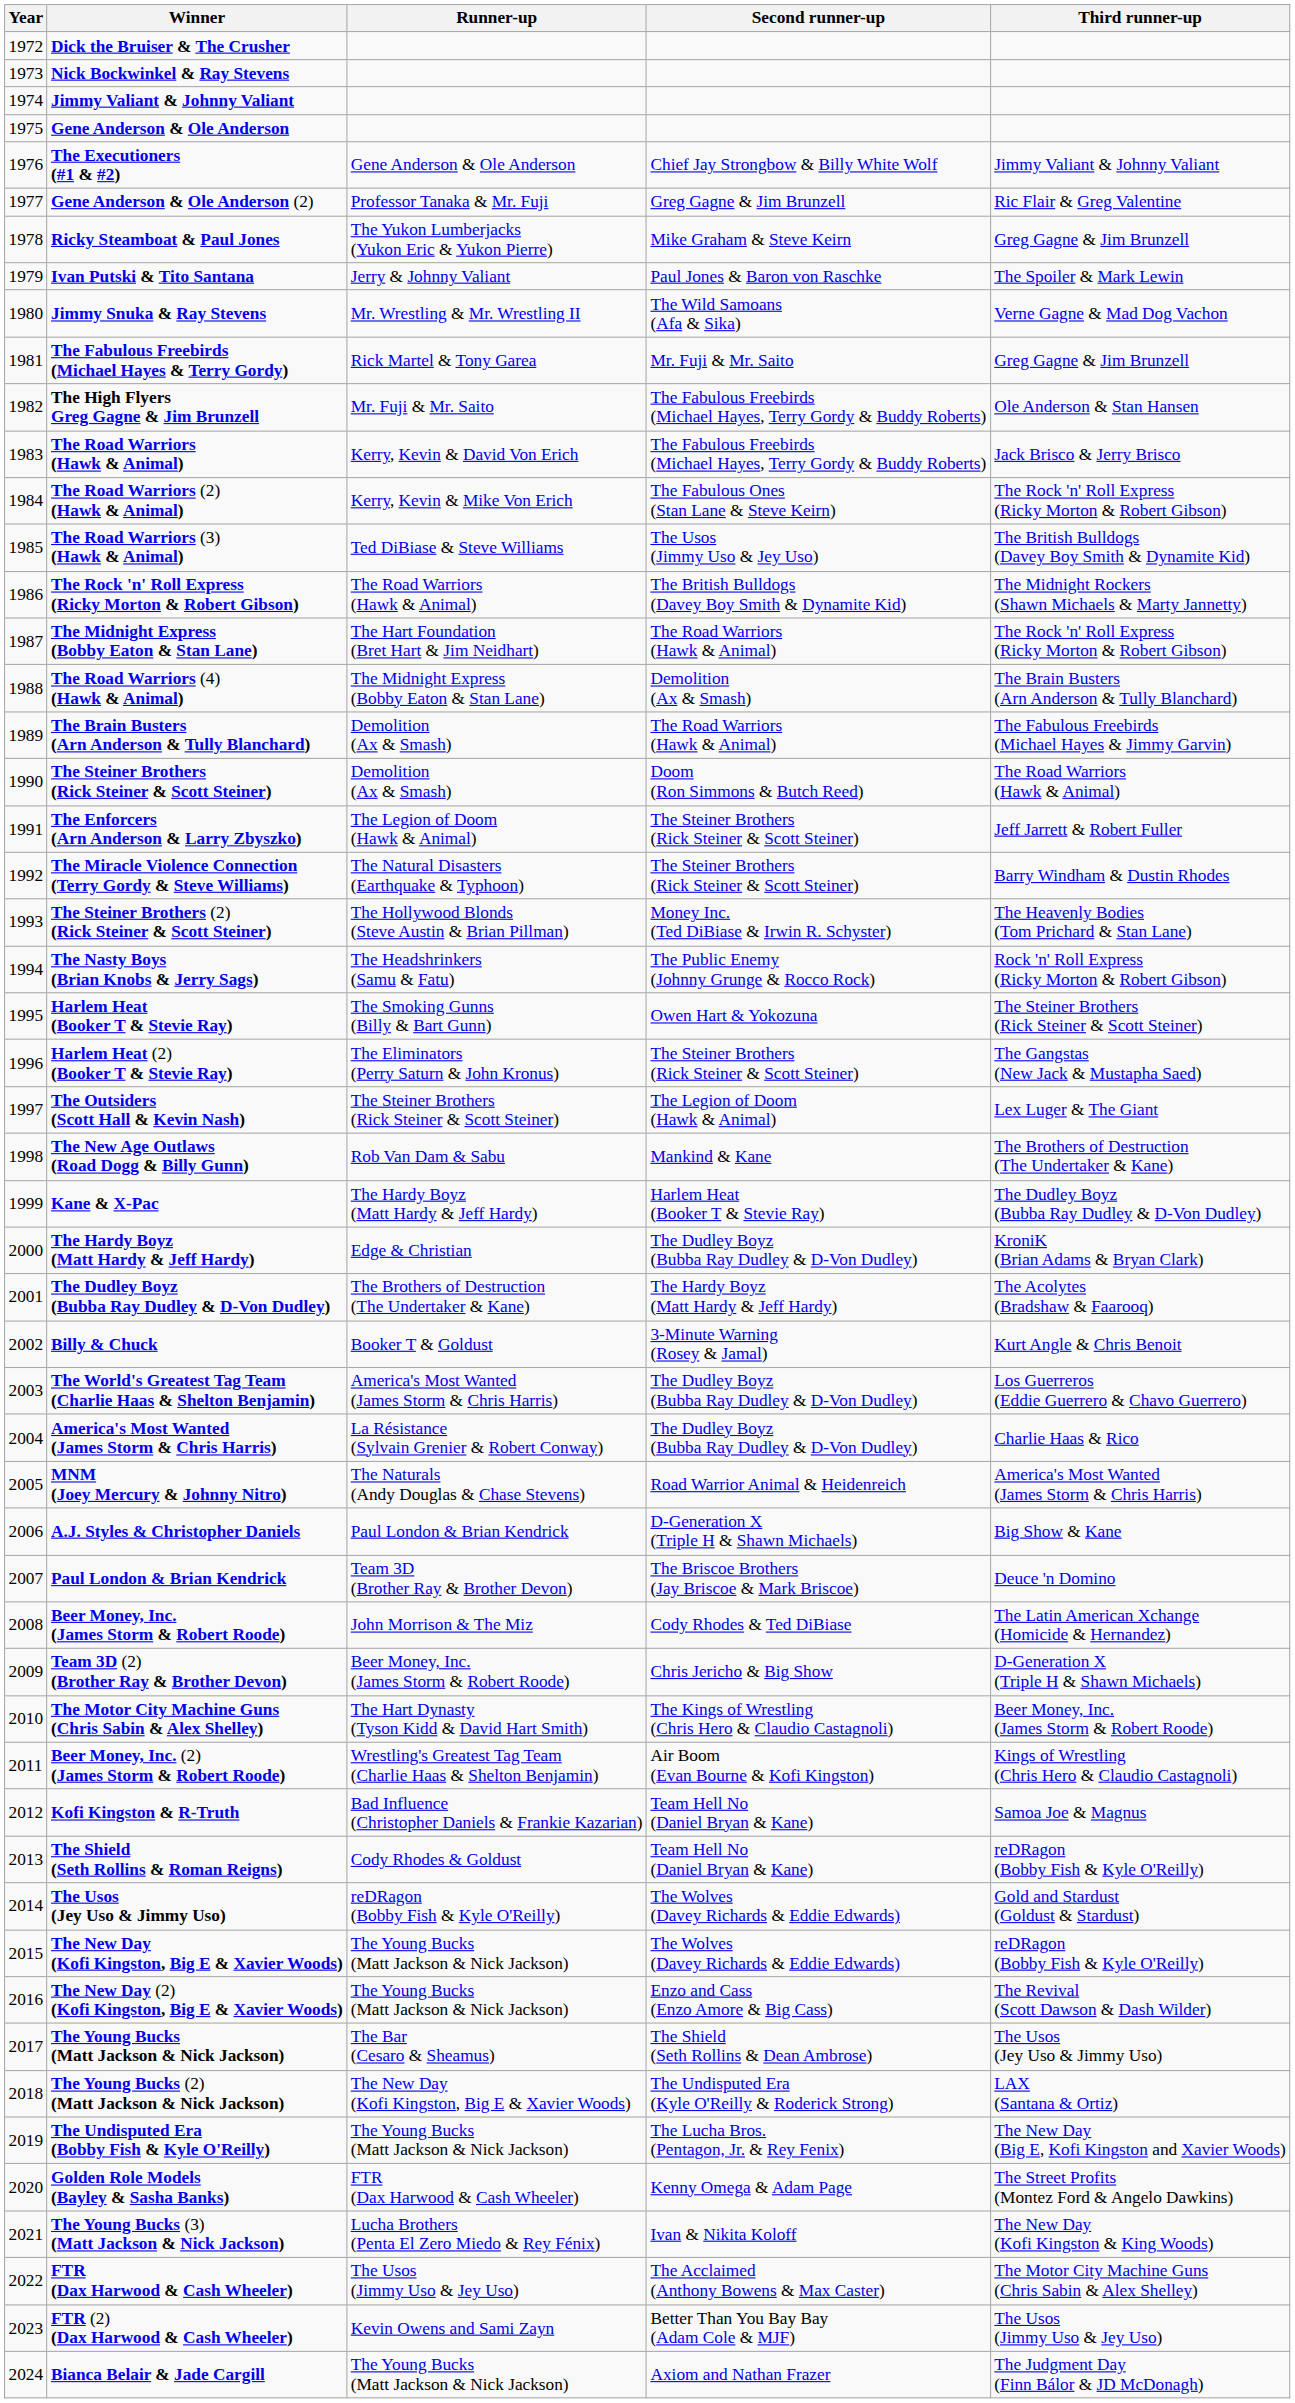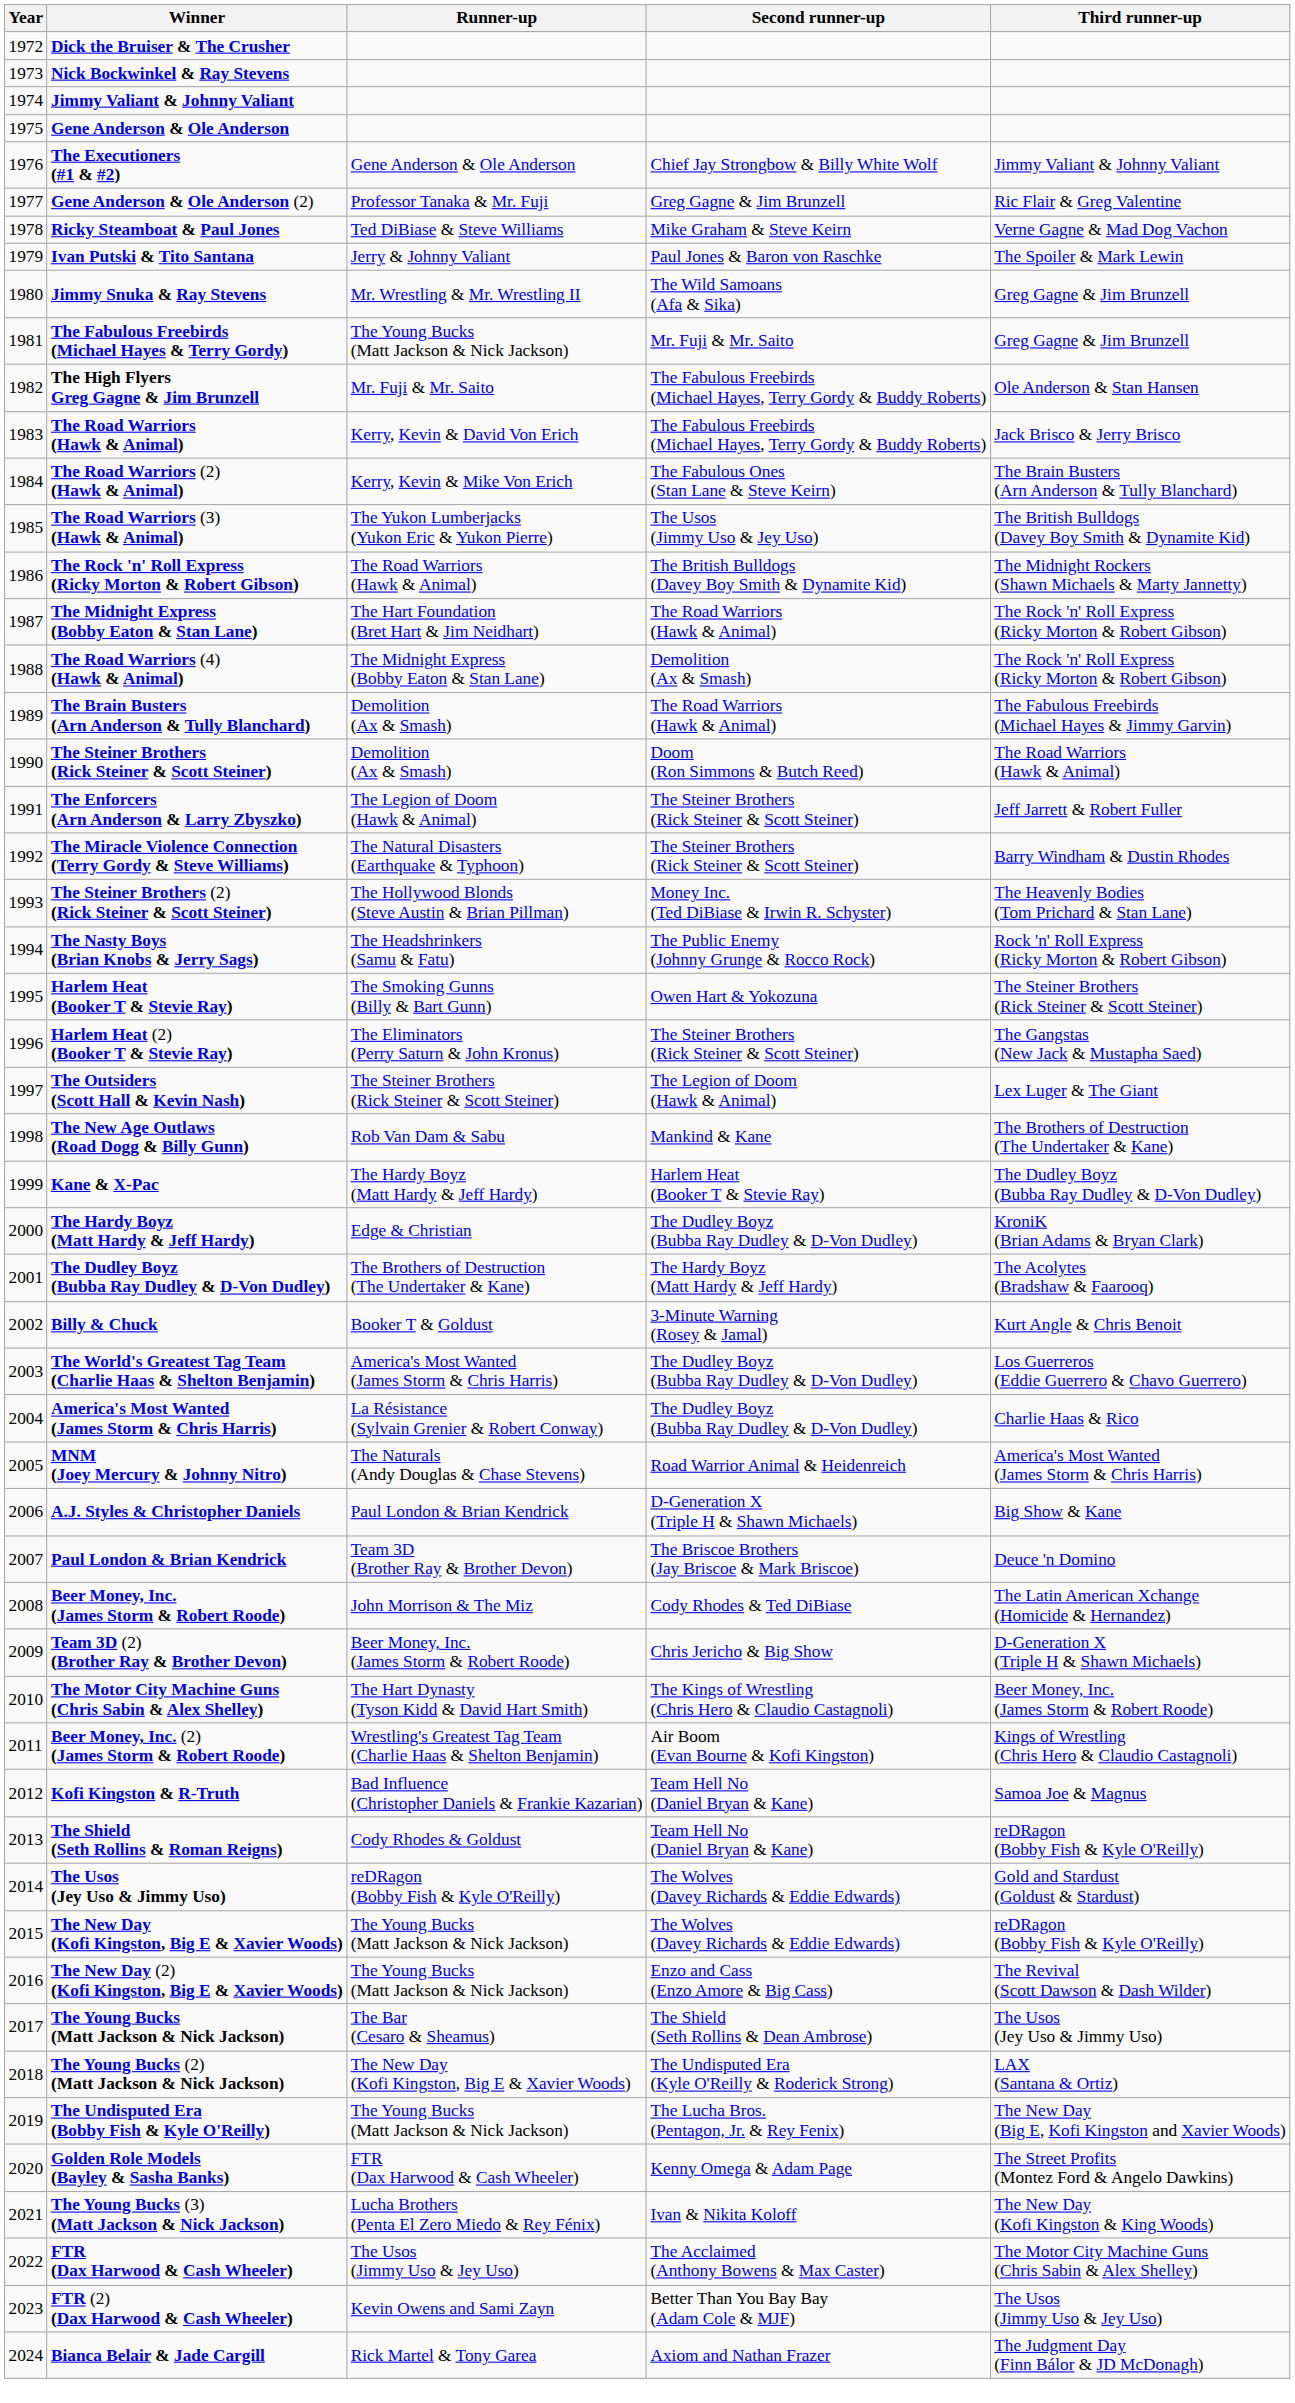(452, 239) The Yukon Lumberjacks (Yukon Eric & Yukon Pierre) -> (457, 229) Ted DiBiase & Steve Williams
(1092, 239) Greg Gagne & Jim Brunzell -> (1111, 229) Verne Gagne & Mad Dog Vachon
(1111, 313) Verne Gagne & Mad Dog Vachon -> (1092, 294) Greg Gagne & Jim Brunzell
(444, 360) Rick Martel & Tony Garea -> (460, 340) The Young Bucks (Matt Jackson & Nick Jackson)
(1110, 500) The Rock 'n' Roll Express (Ricky Morton & Robert Gibson) -> (1116, 481) The Brain Busters (Arn Anderson & Tully Blanchard)
(457, 547) Ted DiBiase & Steve Williams -> (452, 528) The Yukon Lumberjacks (Yukon Eric & Yukon Pierre)
(1116, 688) The Brain Busters (Arn Anderson & Tully Blanchard) -> (1110, 668) The Rock 'n' Roll Express (Ricky Morton & Robert Gibson)
(460, 2374) The Young Bucks (Matt Jackson & Nick Jackson) -> (444, 2355) Rick Martel & Tony Garea
